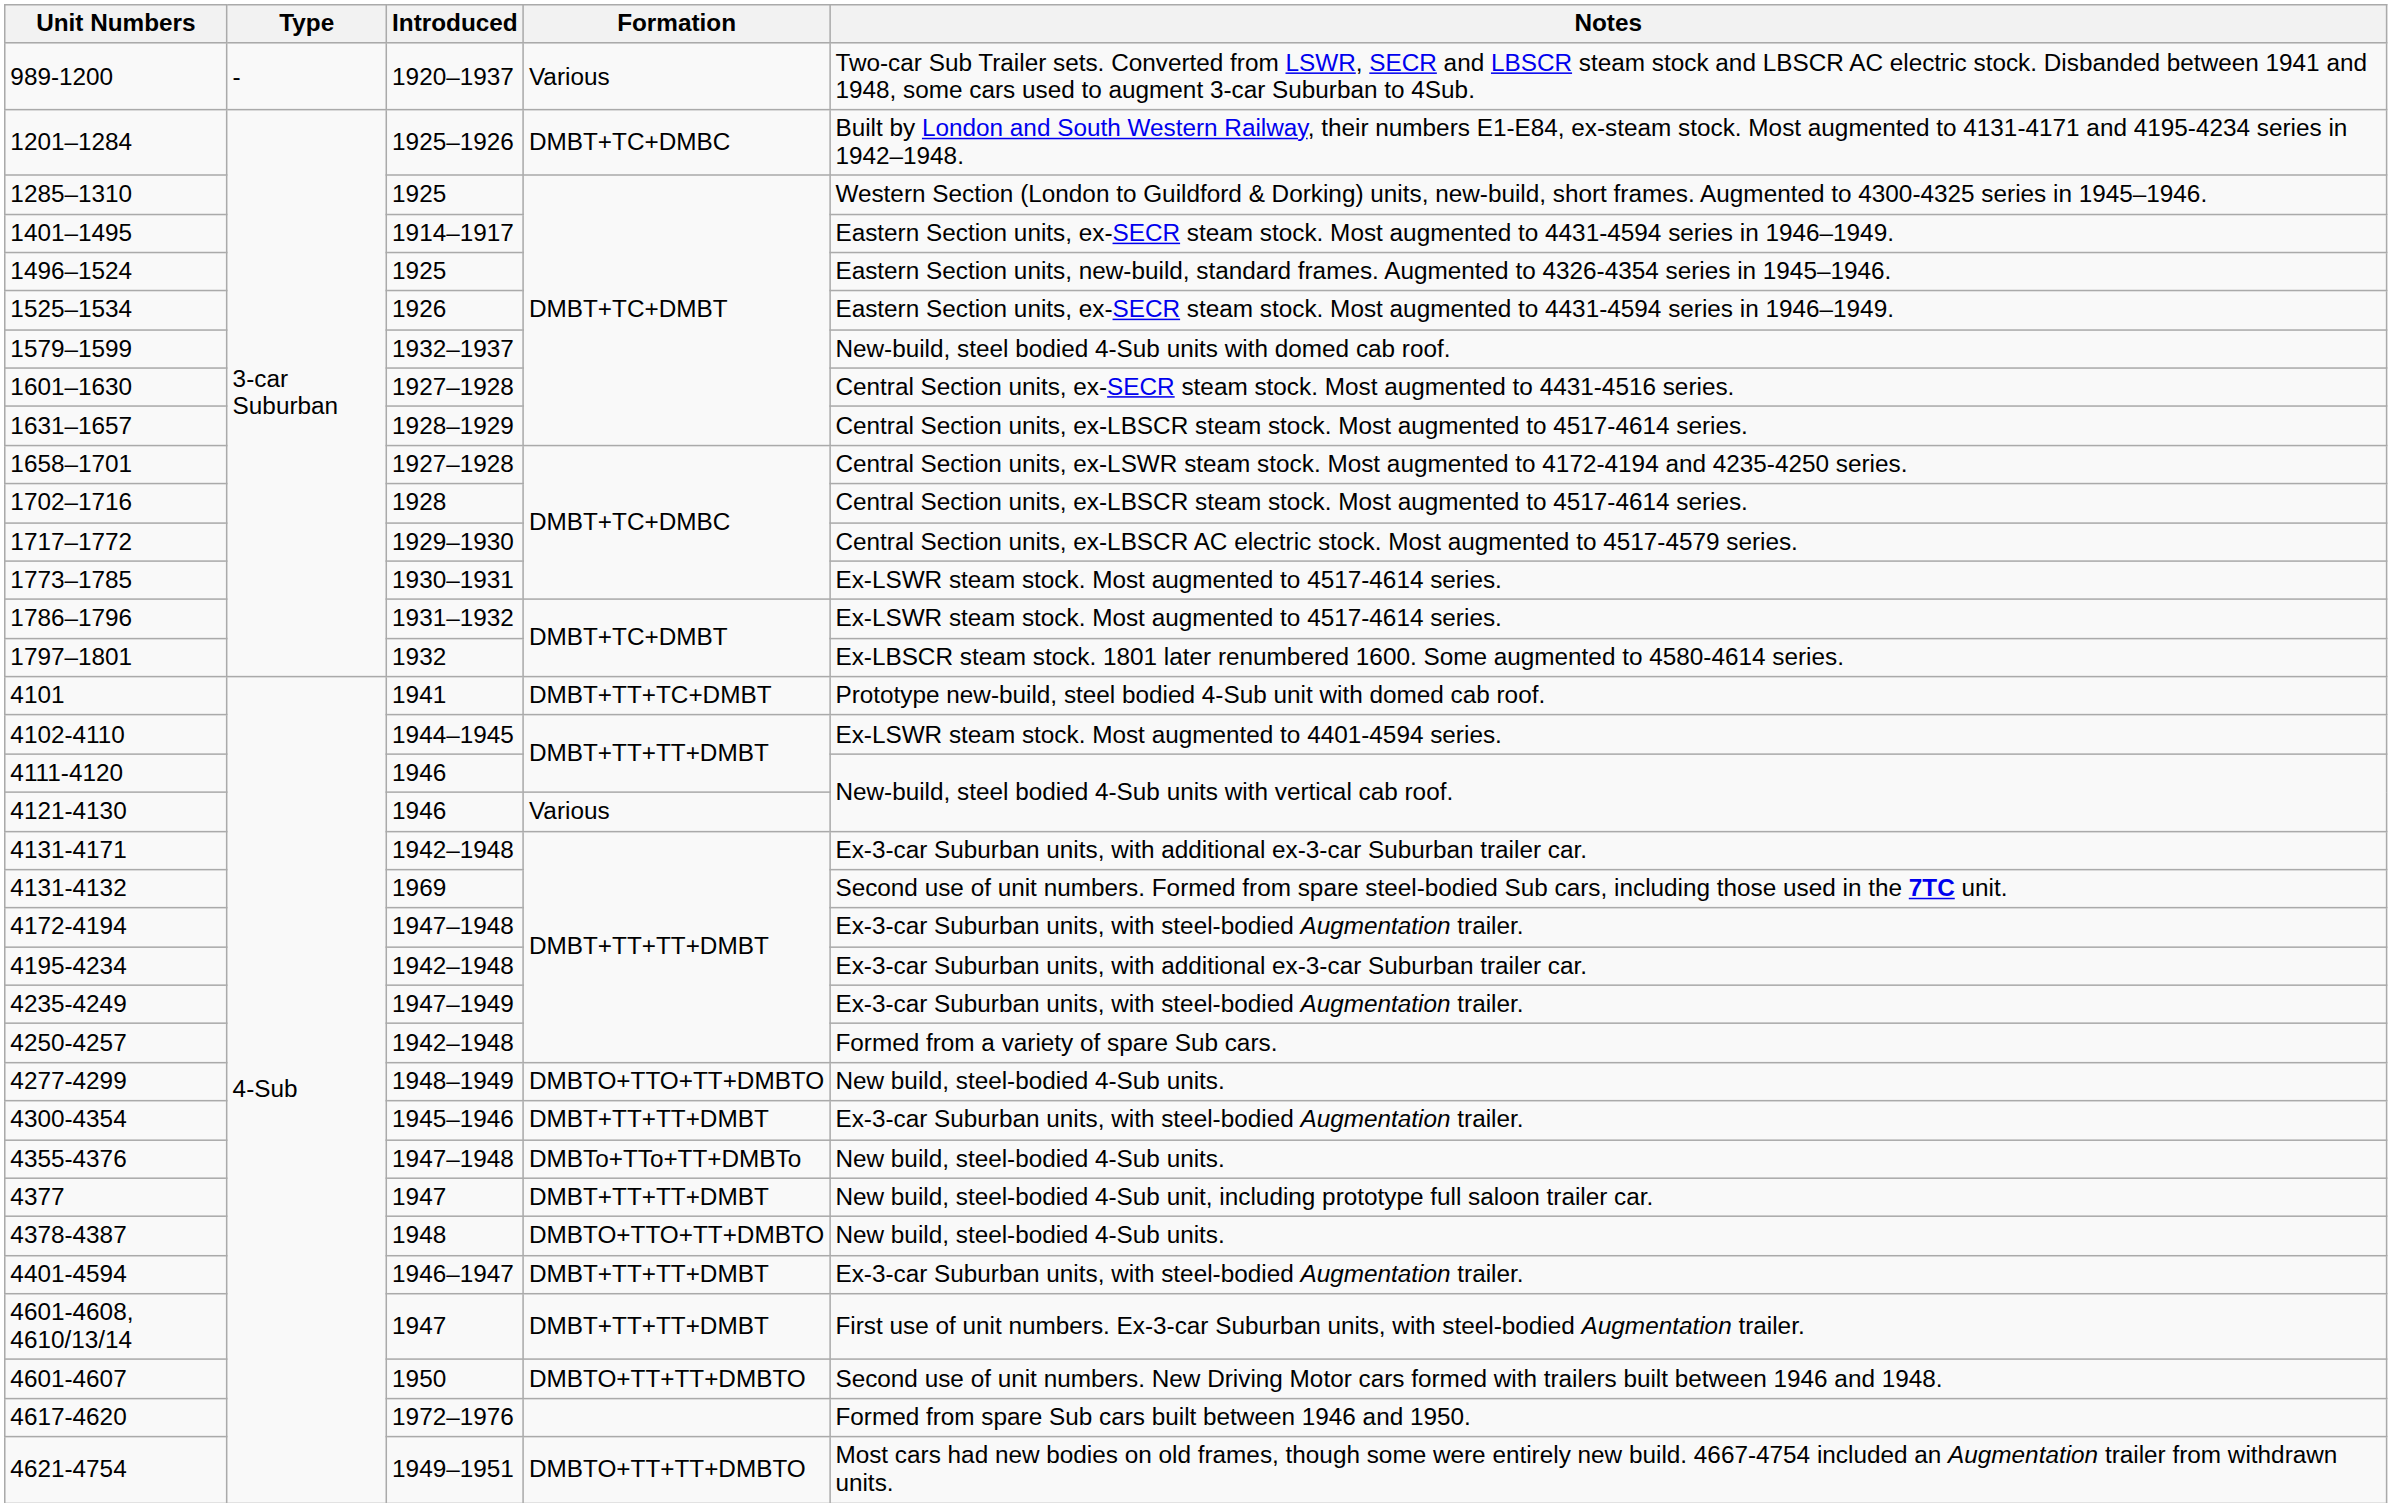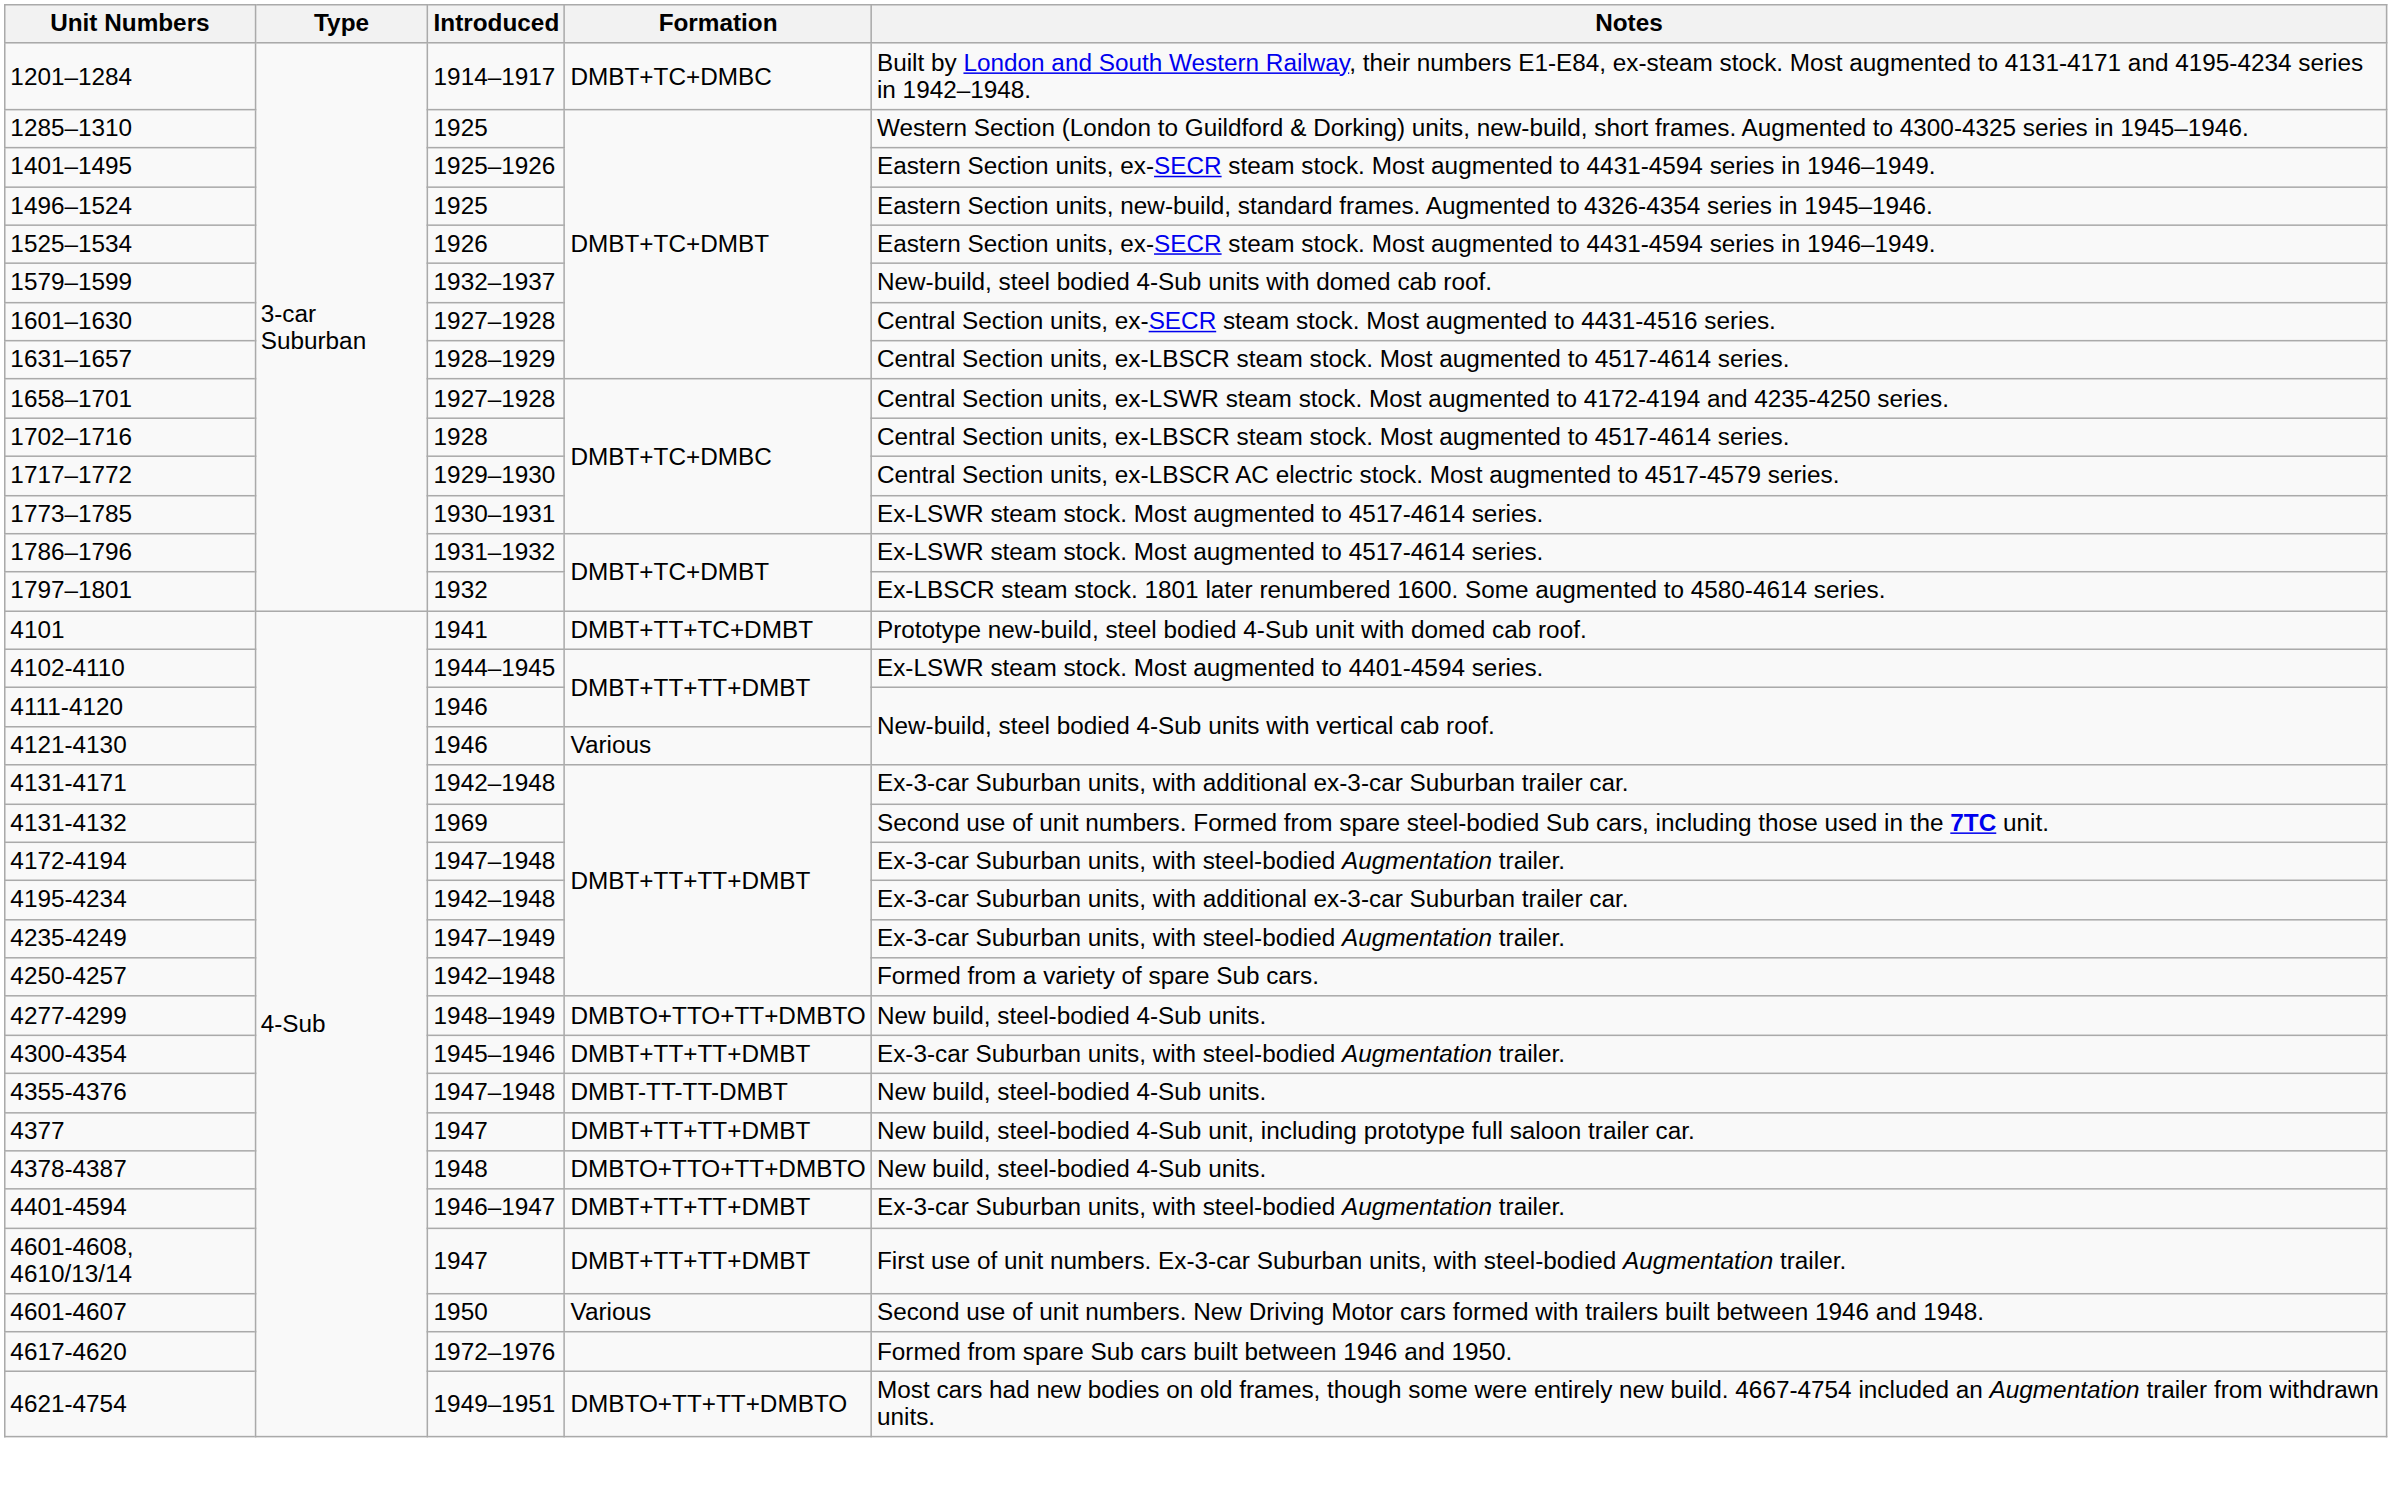- row: (62, 76)
(453, 141) 1925–1926 -> (494, 76) 1914–1917
(453, 232) 1914–1917 -> (494, 166) 1925–1926
(665, 1158) DMBTo+TTo+TT+DMBTo -> (679, 1092) DMBT-TT-TT-DMBT
(667, 1378) DMBTO+TT+TT+DMBTO -> (611, 1312) Various
